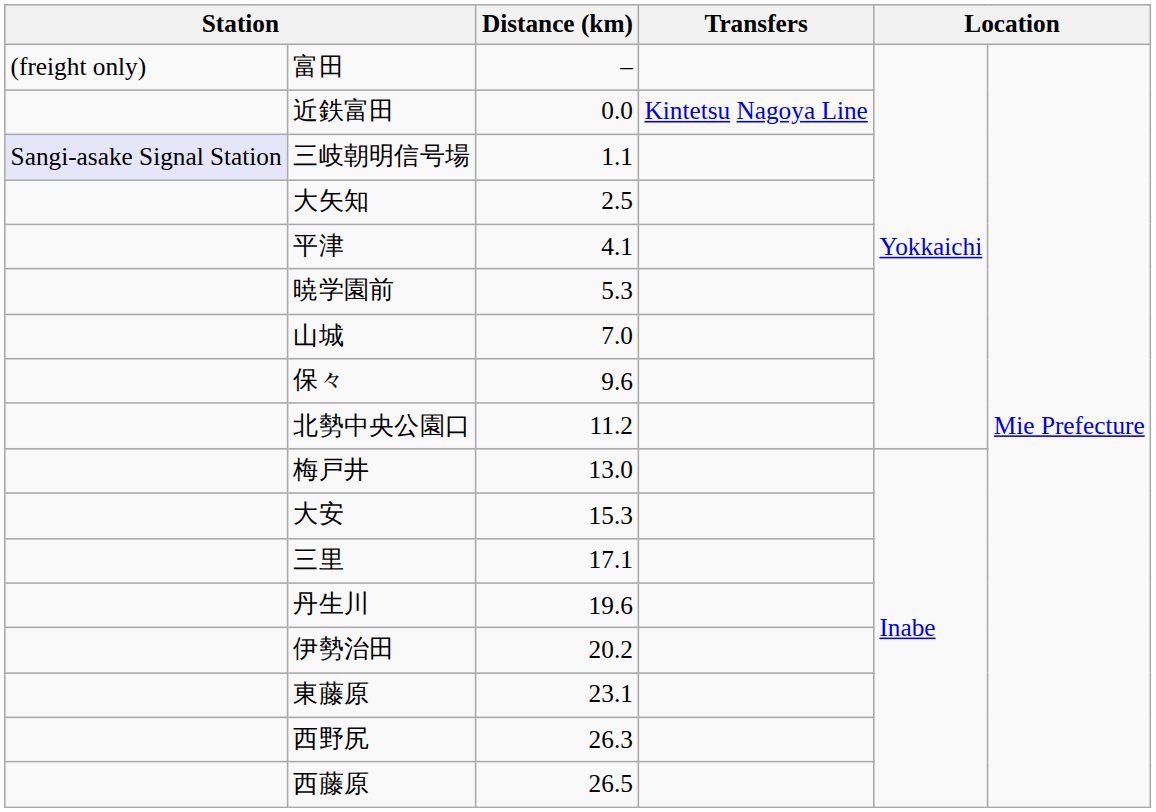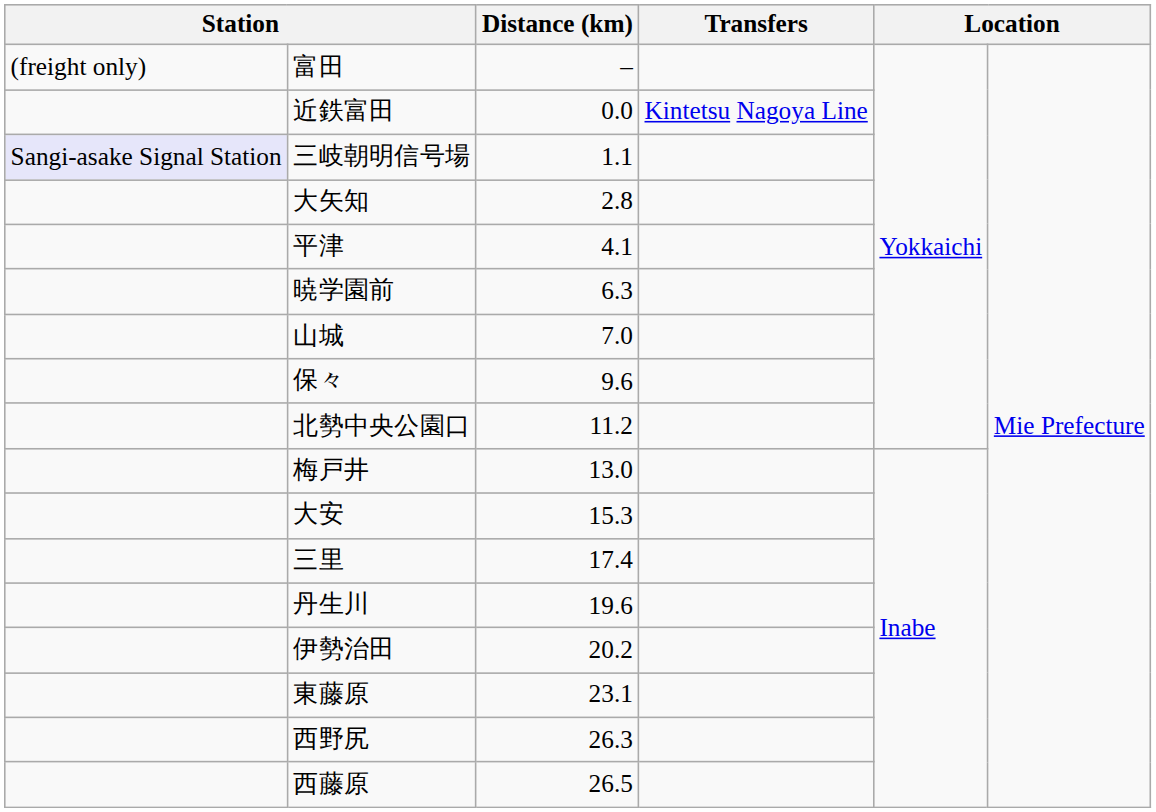(617, 201) 2.5 -> (617, 201) 2.8
(617, 291) 5.3 -> (617, 291) 6.3
(611, 560) 17.1 -> (611, 560) 17.4
